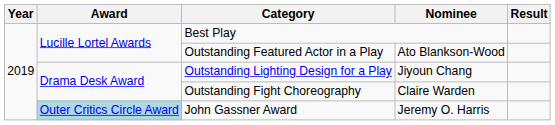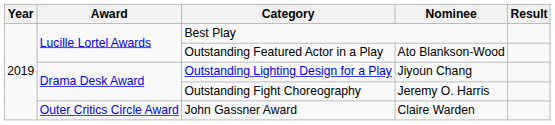(436, 91) Claire Warden -> (443, 91) Jeremy O. Harris
(109, 110) lightblue background -> (109, 110) no background
(443, 110) Jeremy O. Harris -> (436, 110) Claire Warden
